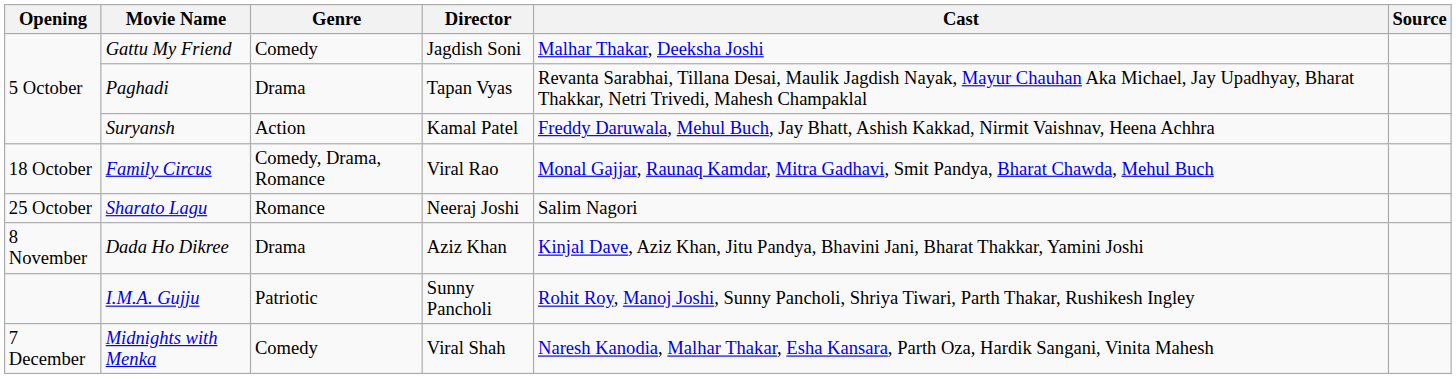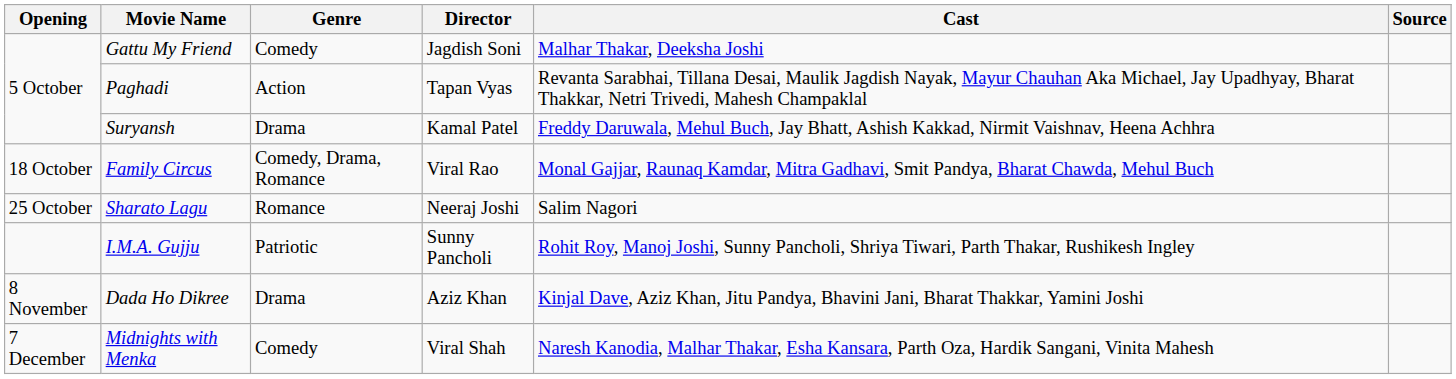(280, 88) Drama -> (280, 88) Action
(280, 128) Action -> (280, 128) Drama
rows swapped: (153, 298) <-> (167, 248)
